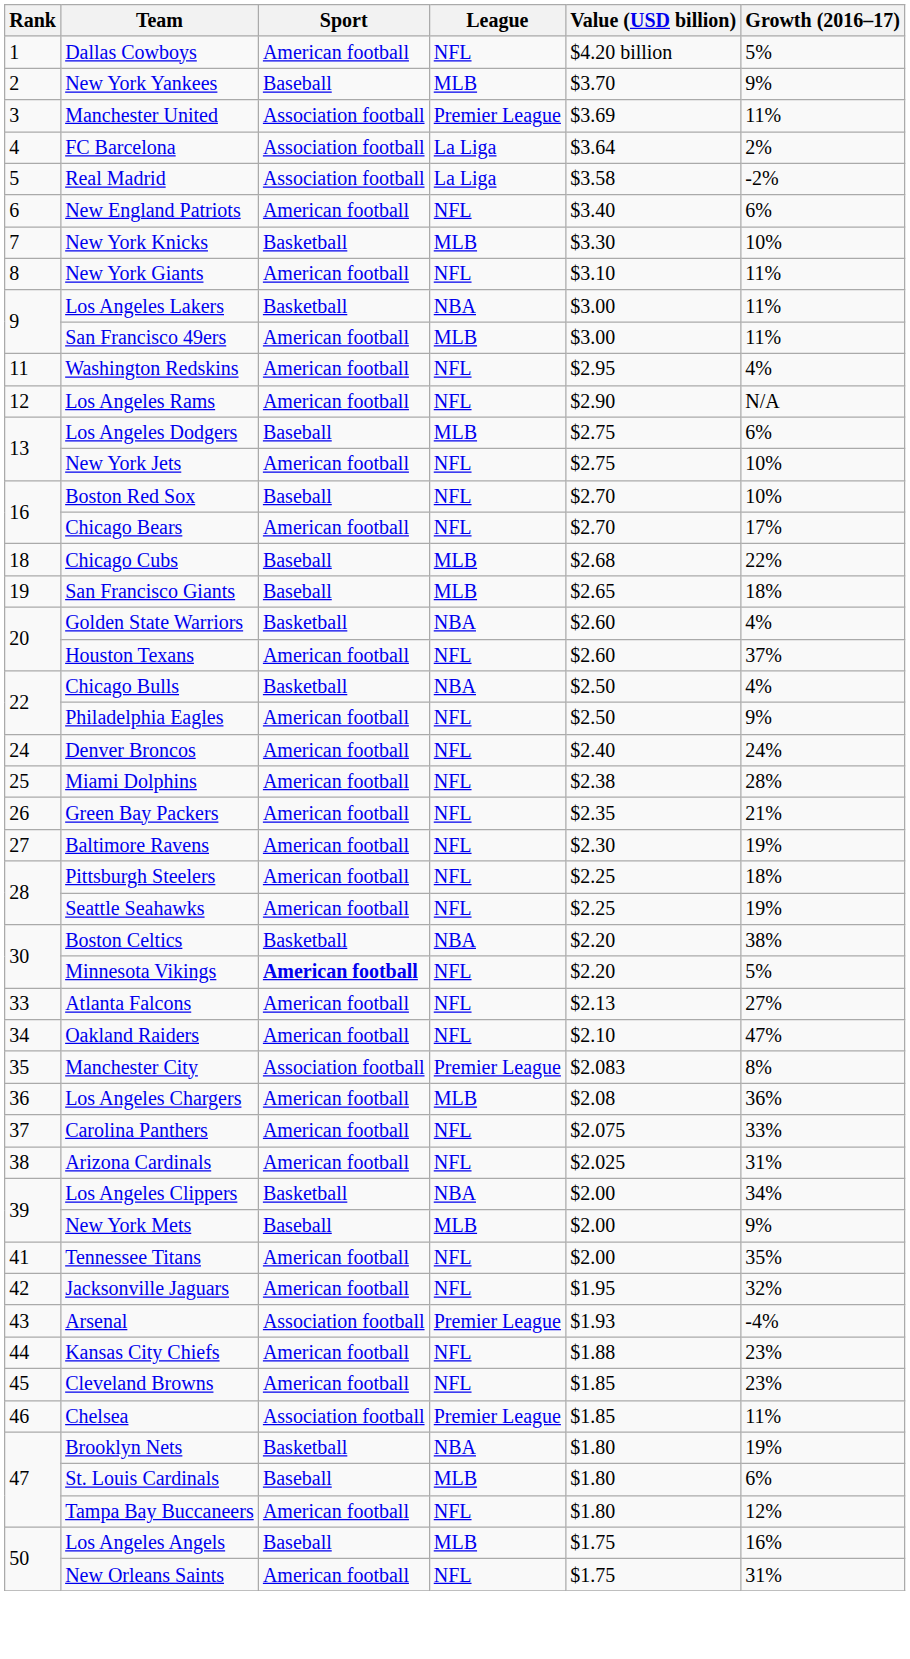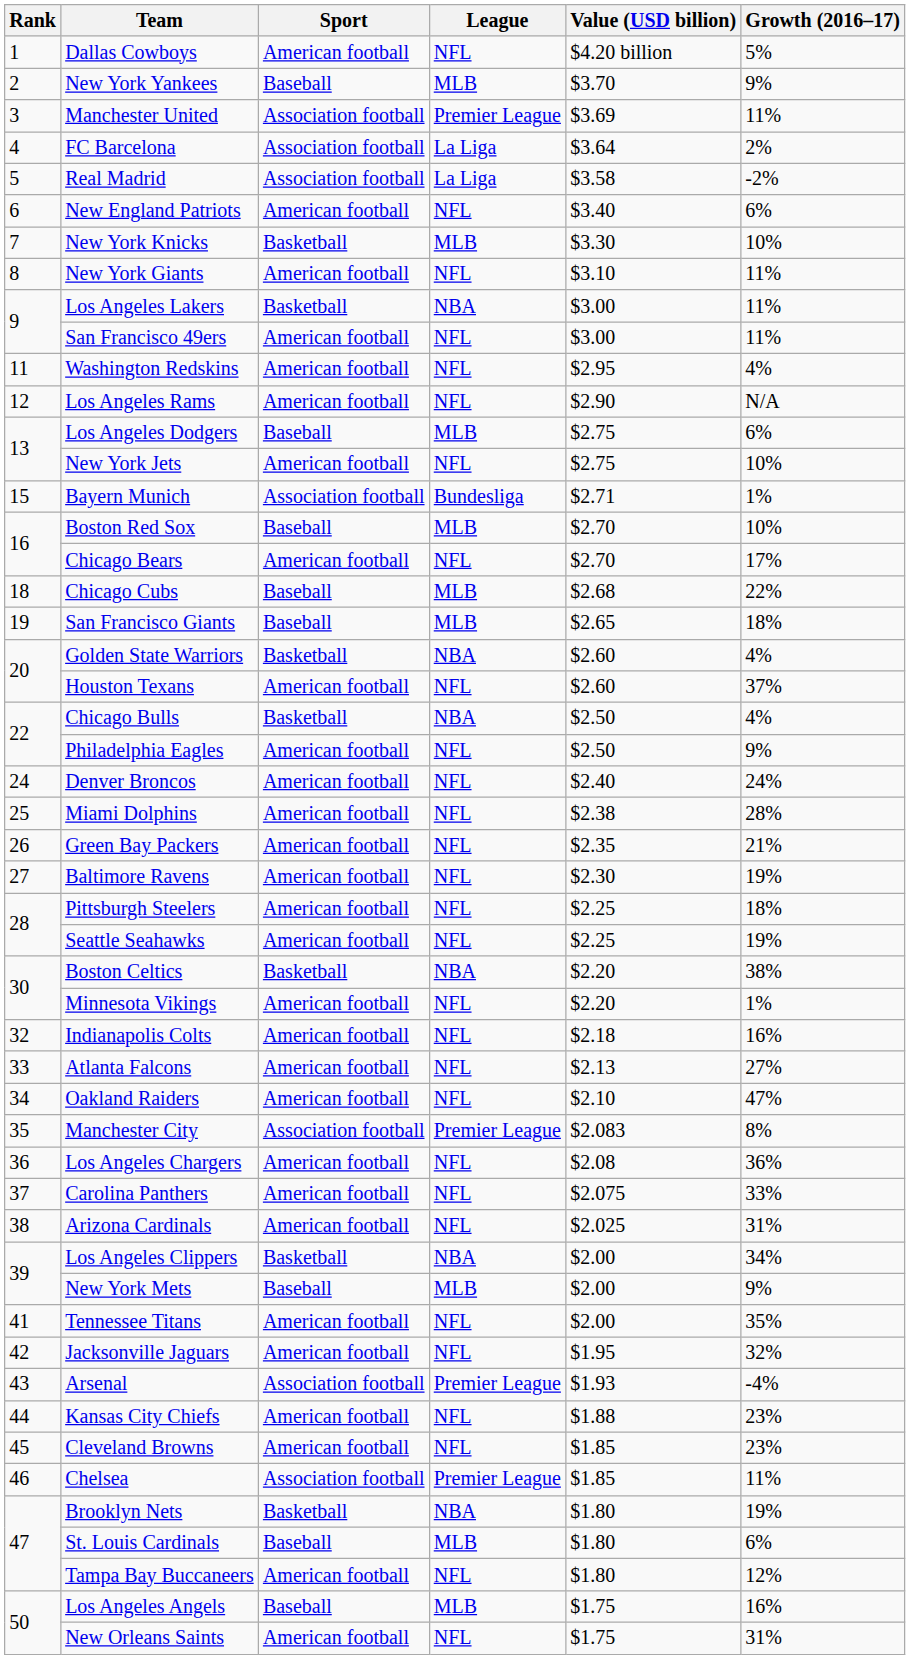(455, 337) MLB -> (453, 337) NFL
+ row: (128, 496)
(453, 496) NFL -> (455, 527) MLB
(340, 971) bold -> (336, 1003) normal
(759, 971) 5% -> (759, 1003) 1%
+ row: (138, 1035)
(455, 1098) MLB -> (453, 1162) NFL
